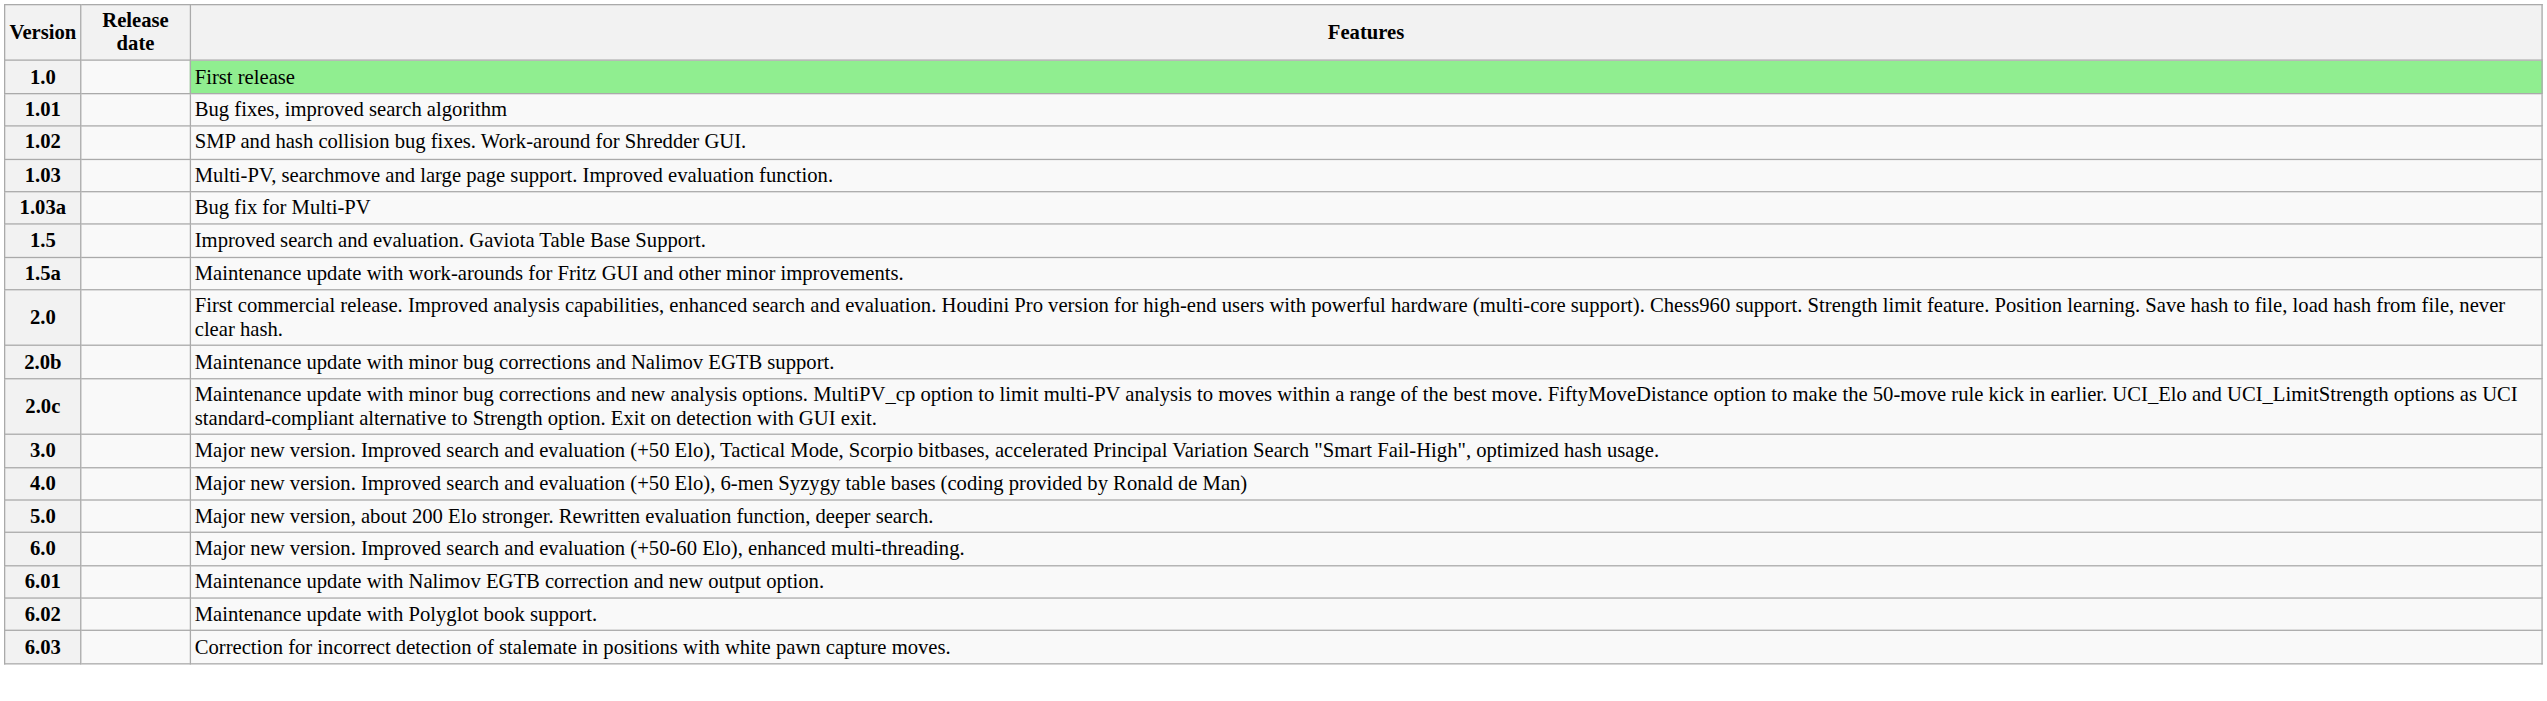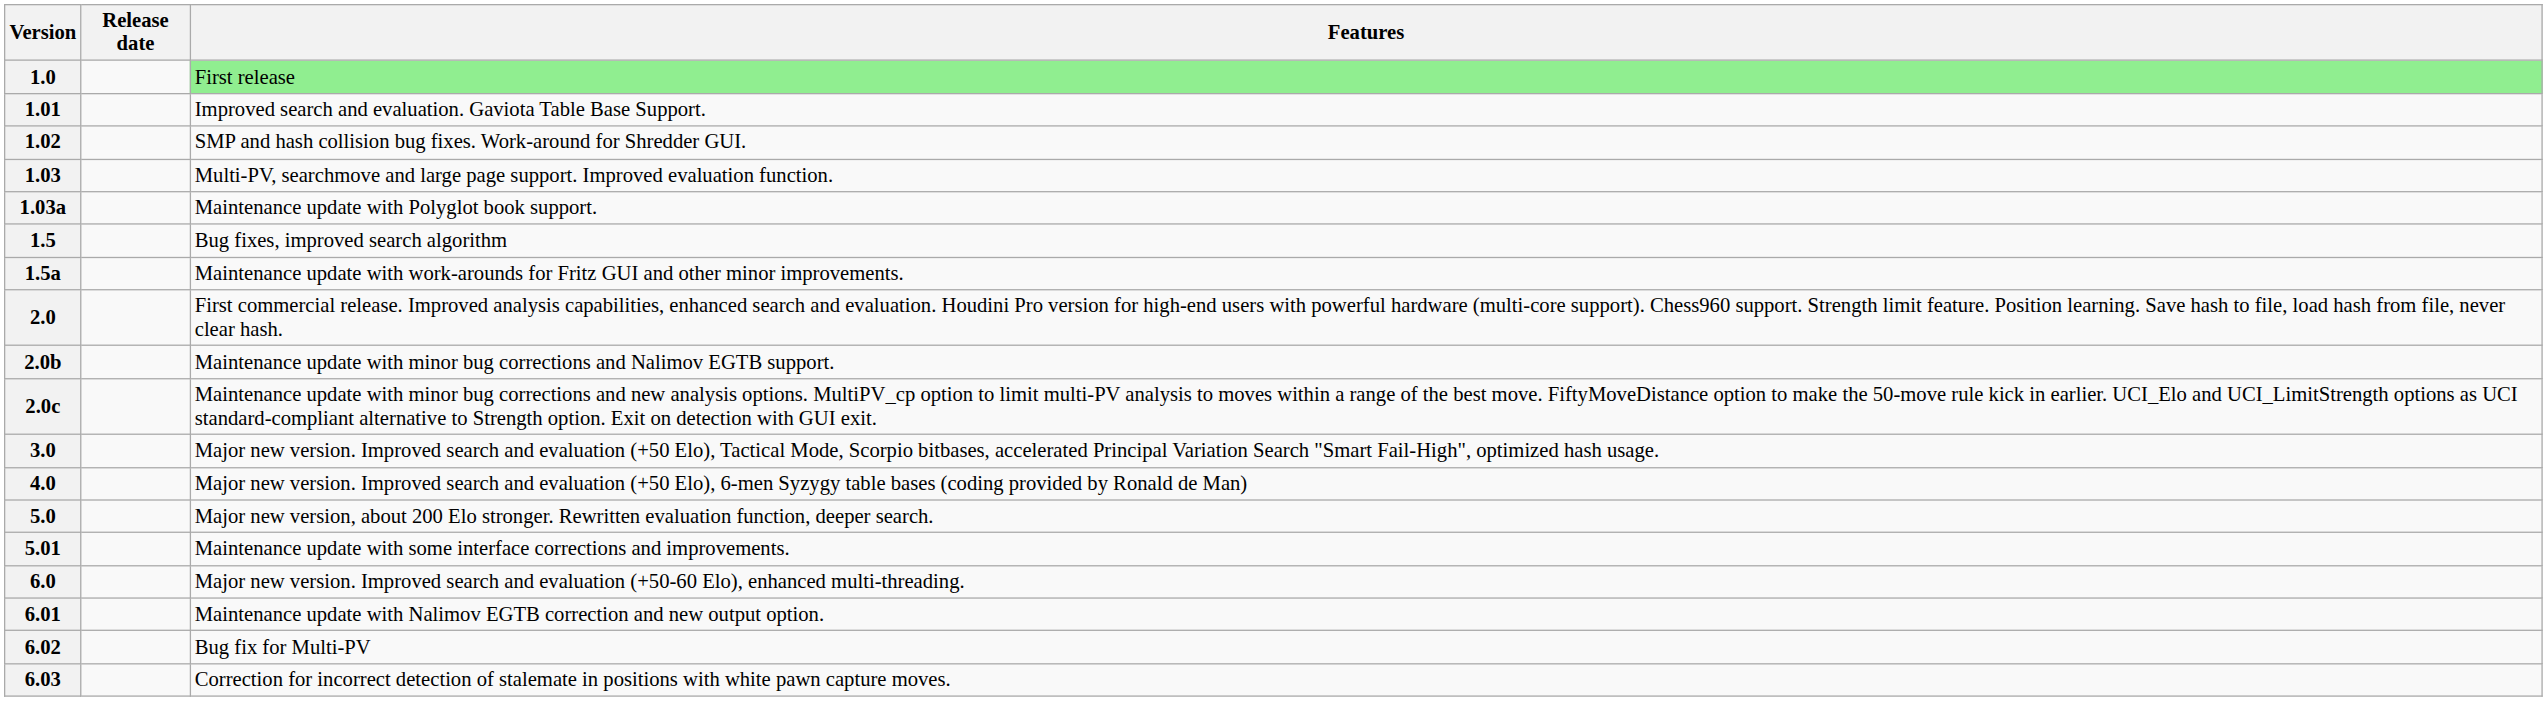(351, 109) Bug fixes, improved search algorithm -> (450, 109) Improved search and evaluation. Gaviota Table Base Support.
(283, 207) Bug fix for Multi-PV -> (396, 207) Maintenance update with Polyglot book support.
(450, 240) Improved search and evaluation. Gaviota Table Base Support. -> (351, 240) Bug fixes, improved search algorithm
+ row: (43, 548)
(396, 614) Maintenance update with Polyglot book support. -> (283, 647) Bug fix for Multi-PV
